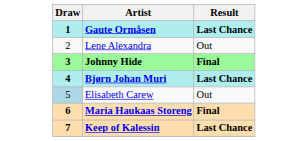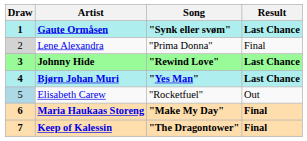+ column: (194, 12)
(68, 45) no background -> (20, 45) lightgrey background
(204, 45) Out -> (255, 45) Final
(208, 62) Final -> (272, 62) Last Chance
(224, 128) Last Chance -> (256, 128) Final
